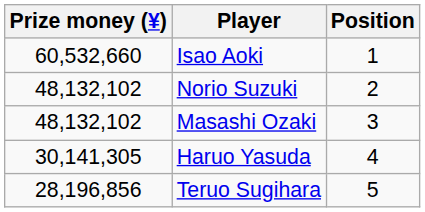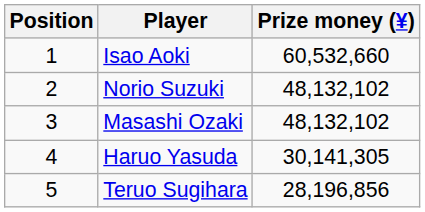columns swapped: (373, 21) <-> (88, 21)
